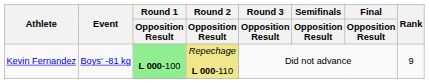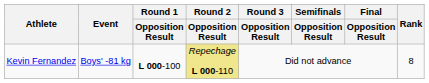(159, 67) lightgreen background -> (159, 67) no background
(411, 62) 9 -> (411, 62) 8
